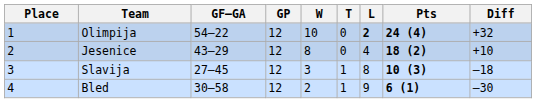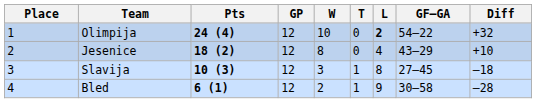columns swapped: (427, 14) <-> (228, 14)
(483, 88) –30 -> (483, 88) –28
